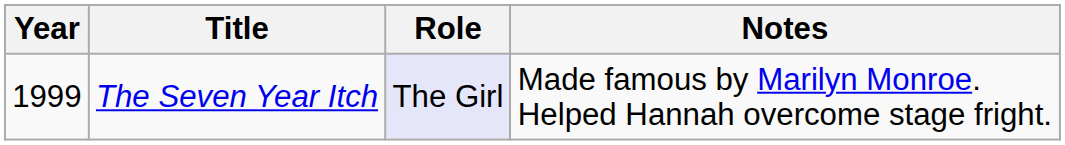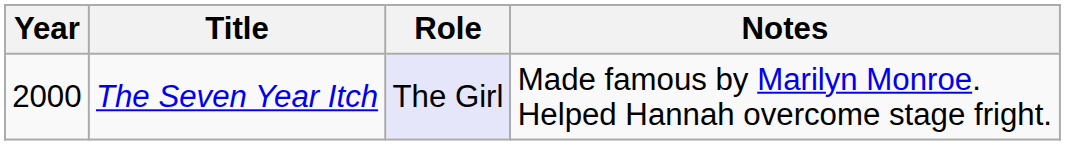(47, 96) 1999 -> (47, 96) 2000
